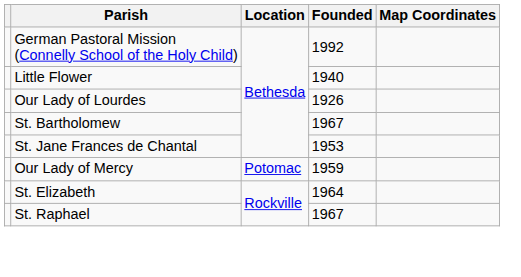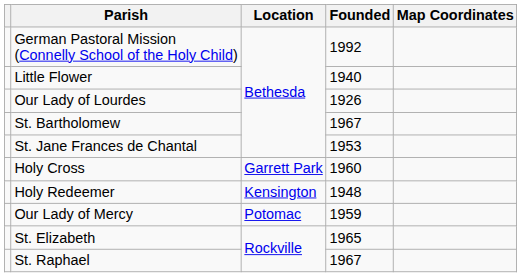+ row: (50, 169)
+ row: (64, 191)
(328, 191) 1964 -> (345, 237) 1965
